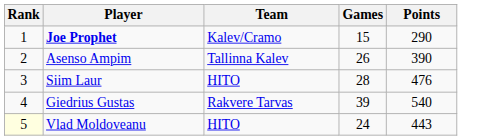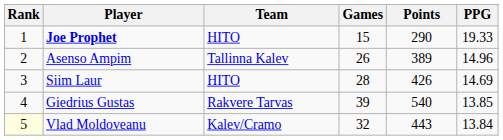+ column: (477, 15)
(244, 37) Kalev/Cramo -> (224, 37) HITO
(422, 59) 390 -> (422, 59) 389
(422, 80) 476 -> (422, 80) 426
(224, 124) HITO -> (244, 124) Kalev/Cramo
(363, 124) 24 -> (363, 124) 32
